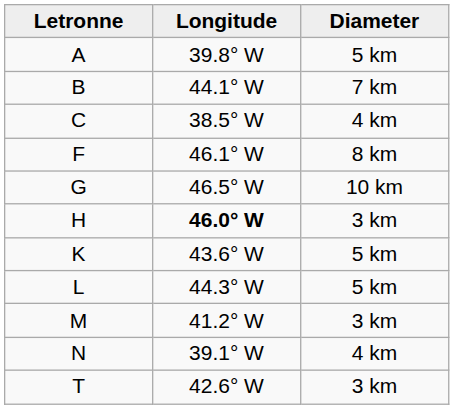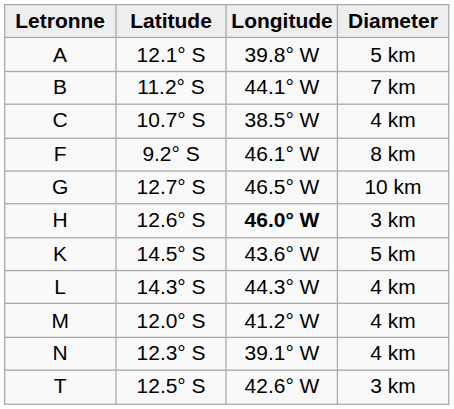+ column: (171, 21)
(374, 287) 5 km -> (393, 287) 4 km
(374, 320) 3 km -> (393, 320) 4 km
